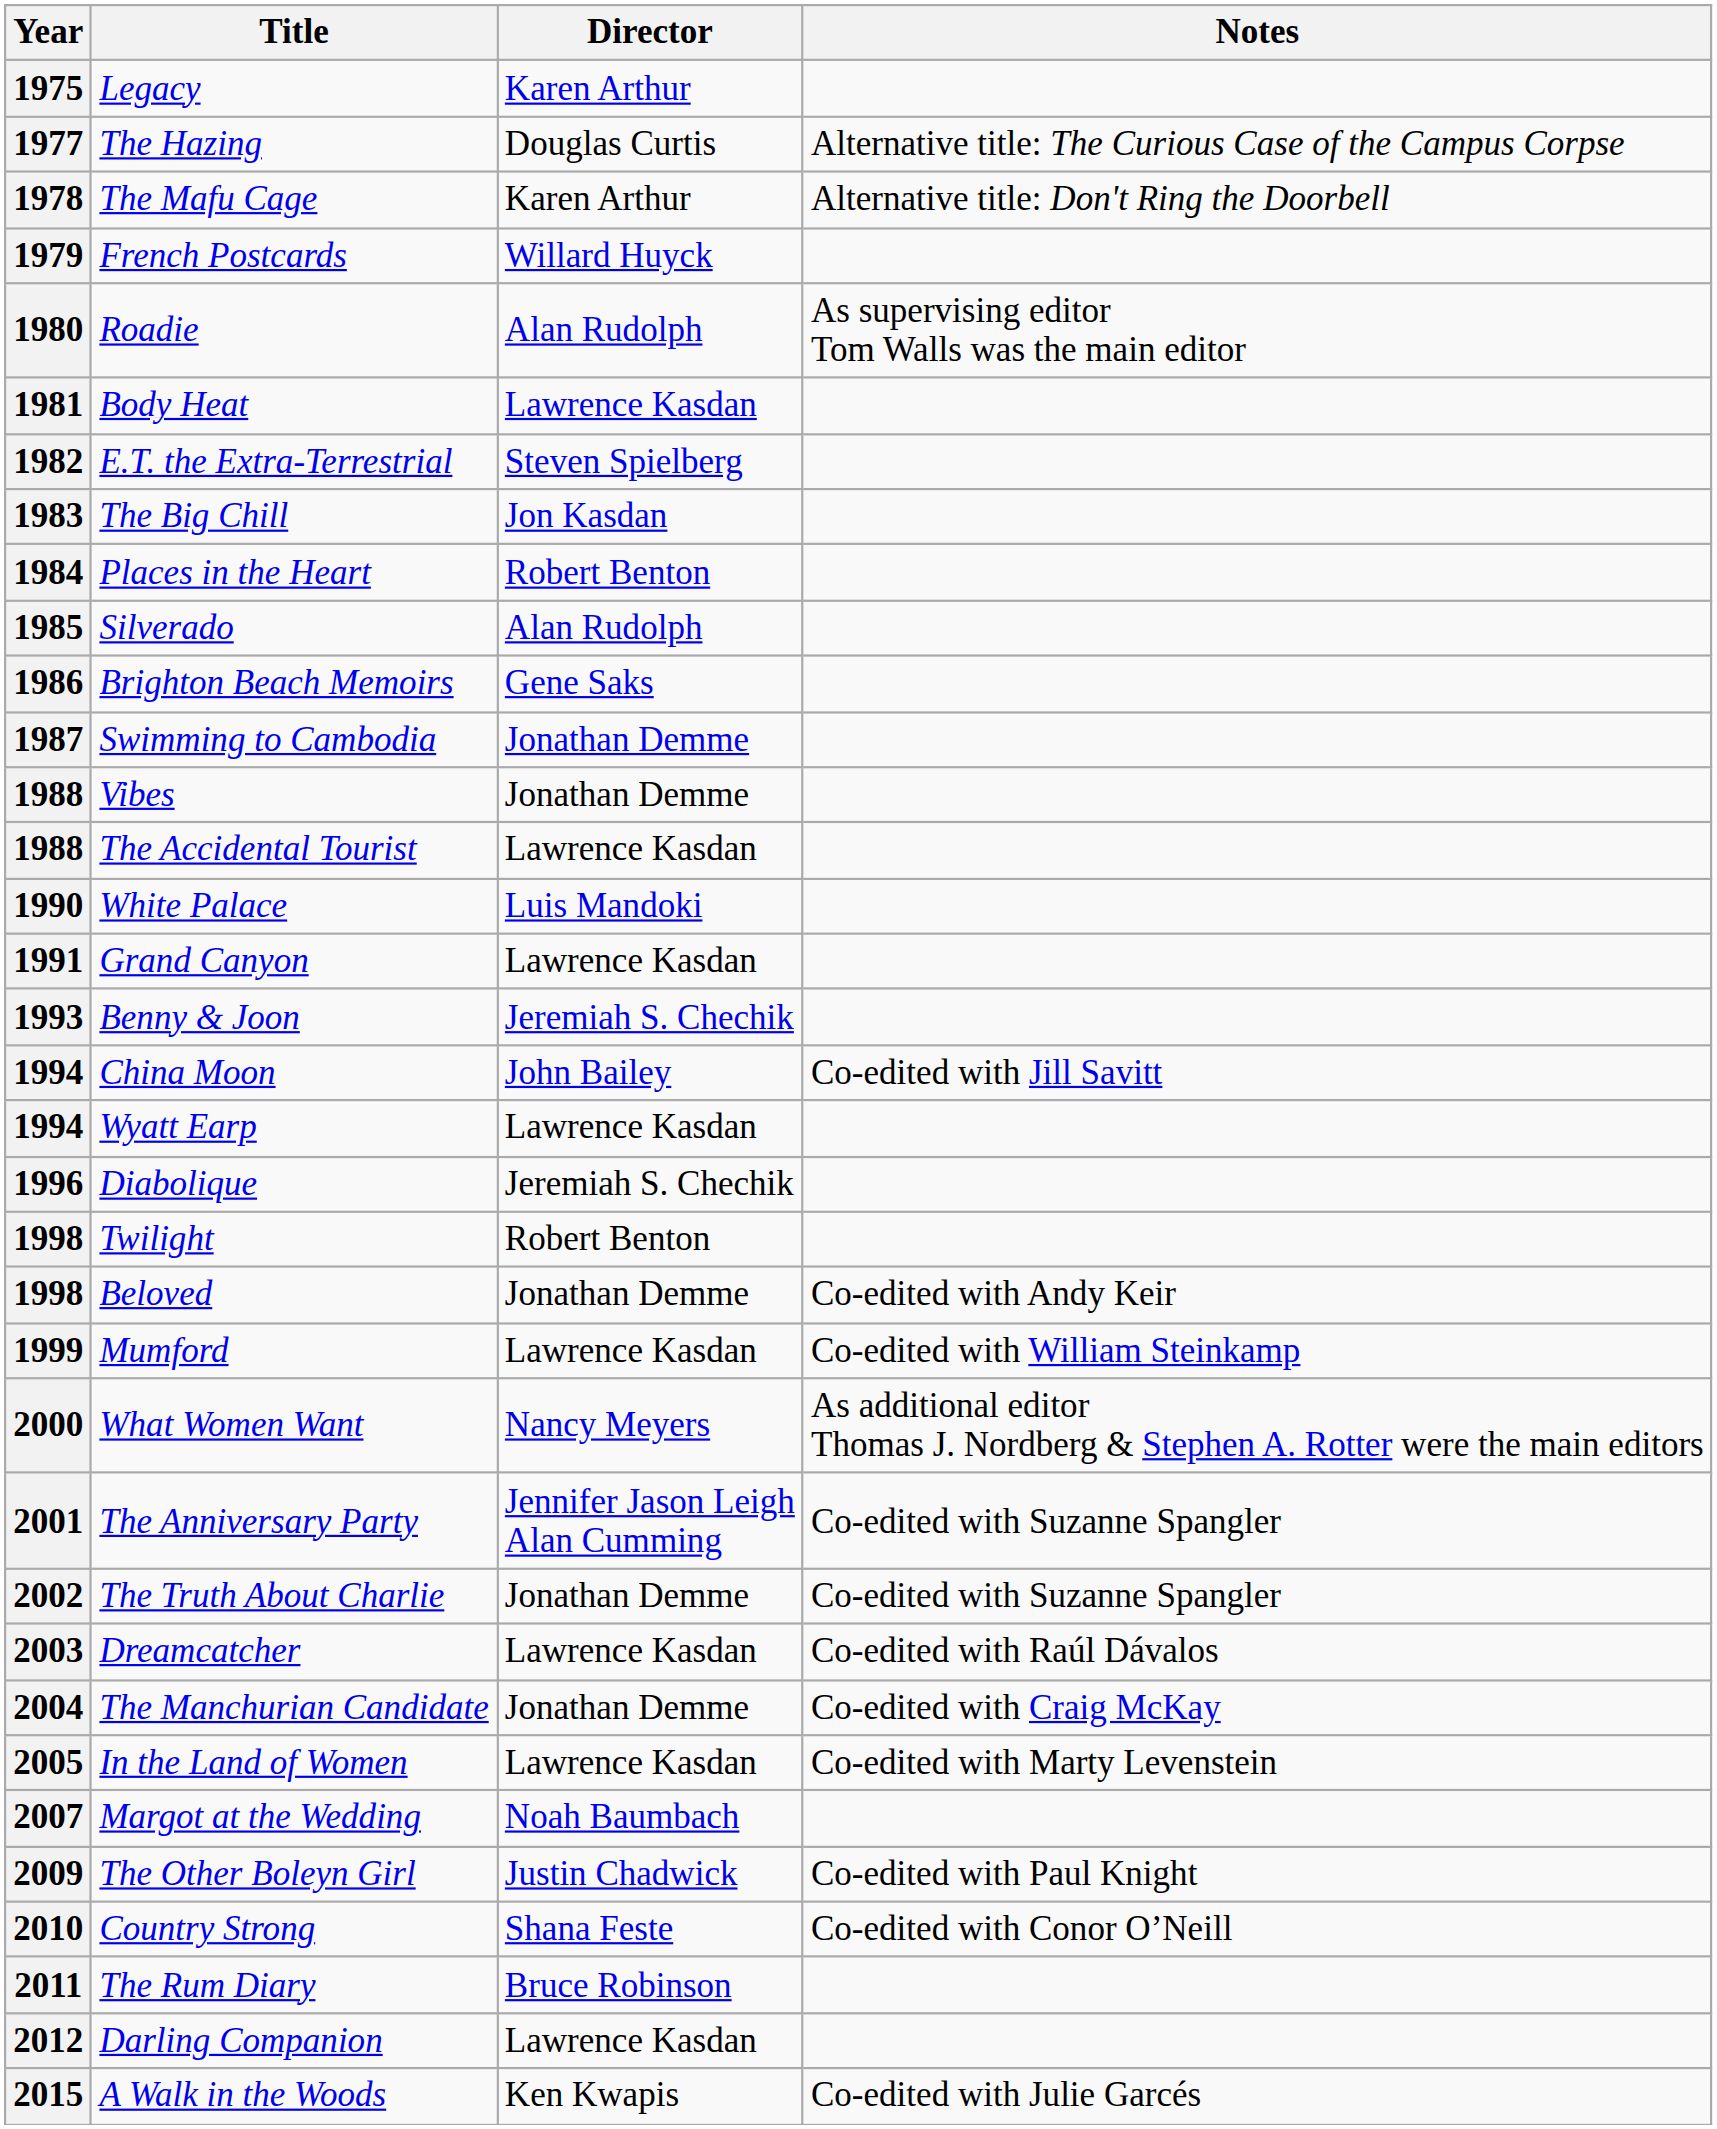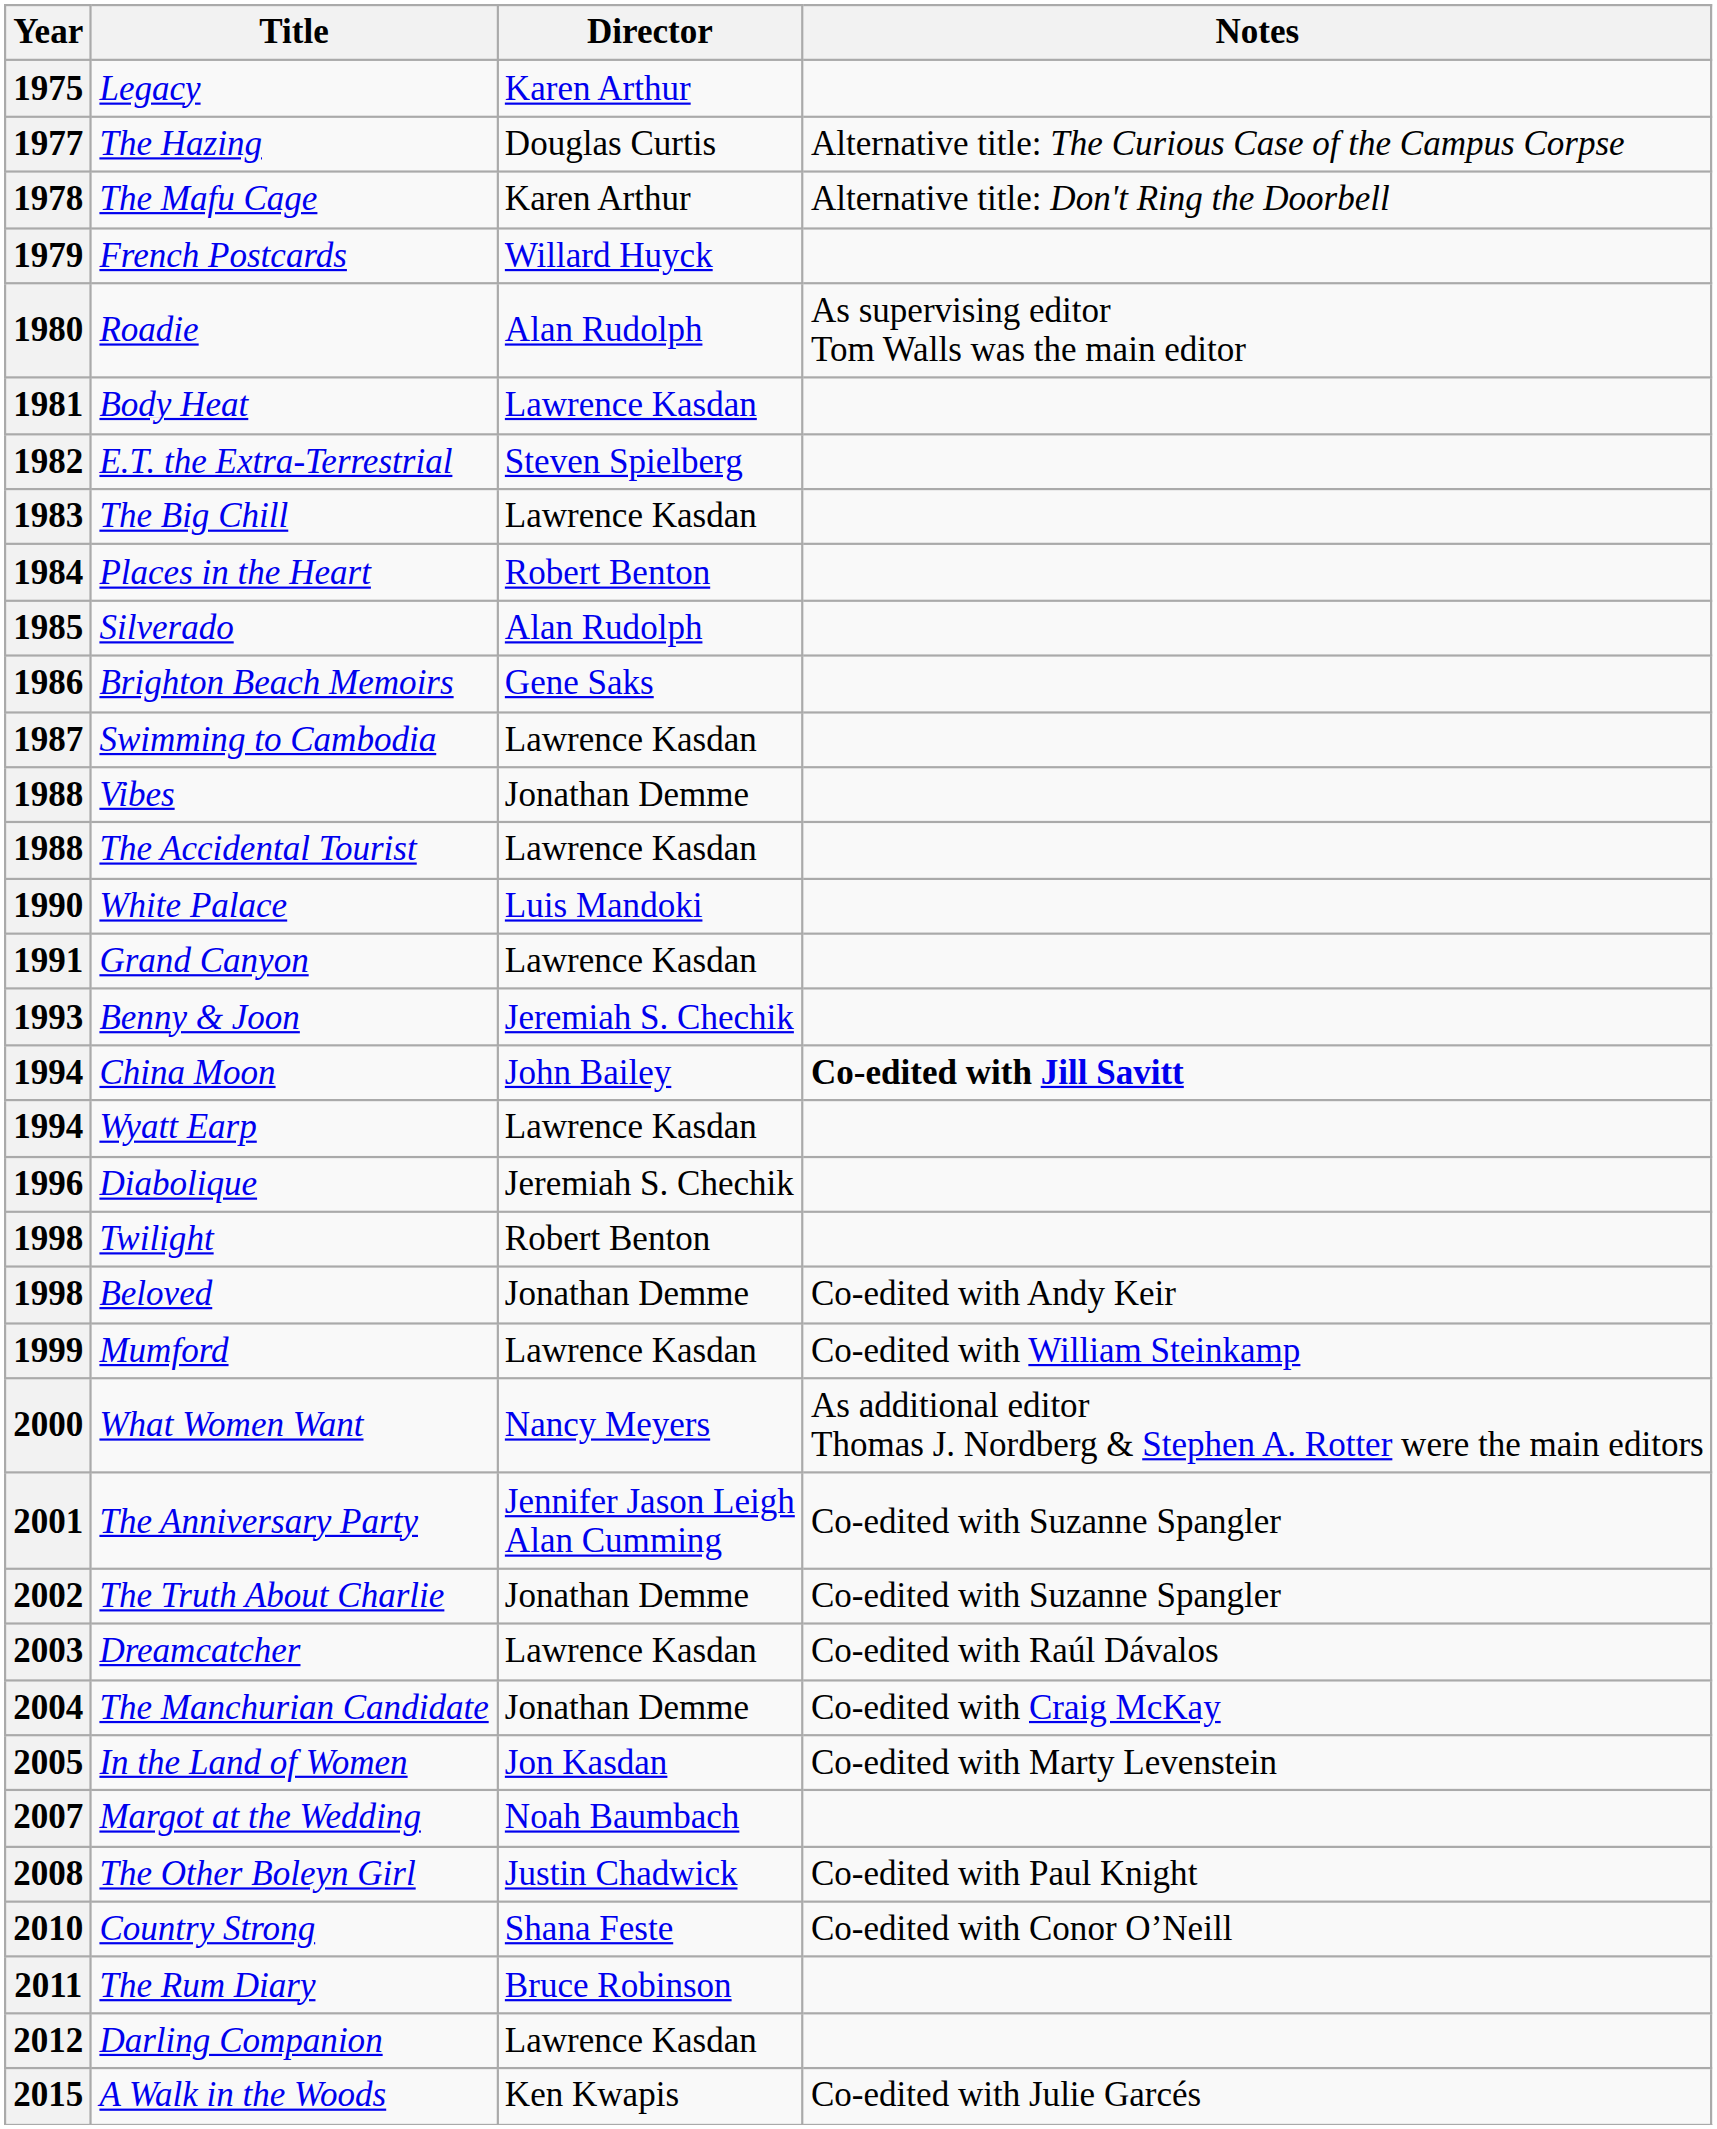(586, 516) Jon Kasdan -> (631, 516) Lawrence Kasdan
(627, 738) Jonathan Demme -> (631, 738) Lawrence Kasdan
(987, 1071) normal -> (997, 1071) bold
(631, 1762) Lawrence Kasdan -> (586, 1762) Jon Kasdan
(48, 1873) 2009 -> (48, 1873) 2008
